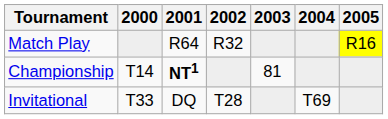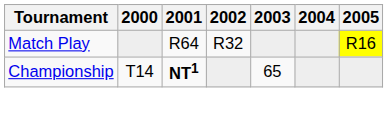(272, 72) 81 -> (272, 72) 65
- row: (48, 100)
